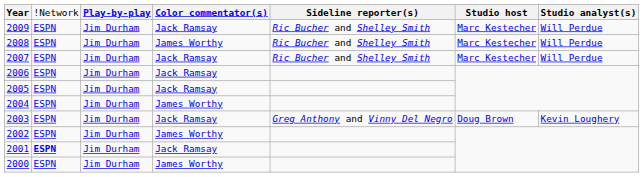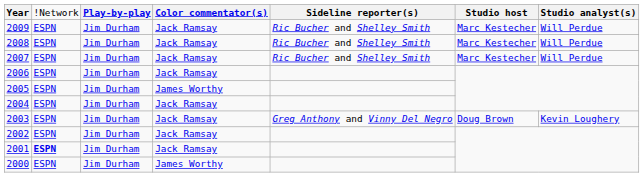(189, 42) James Worthy -> (186, 42) Jack Ramsay
(186, 88) Jack Ramsay -> (189, 88) James Worthy
(189, 104) James Worthy -> (186, 104) Jack Ramsay
(189, 134) James Worthy -> (186, 134) Jack Ramsay
